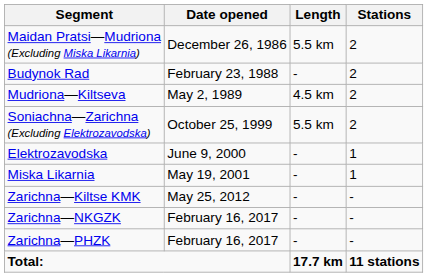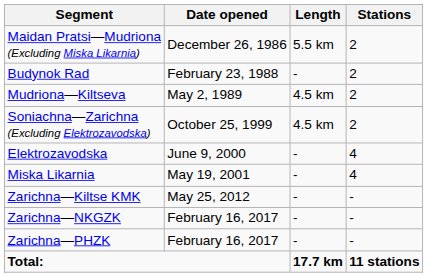(313, 124) 5.5 km -> (313, 124) 4.5 km
(353, 153) 1 -> (353, 153) 4
(353, 175) 1 -> (353, 175) 4
